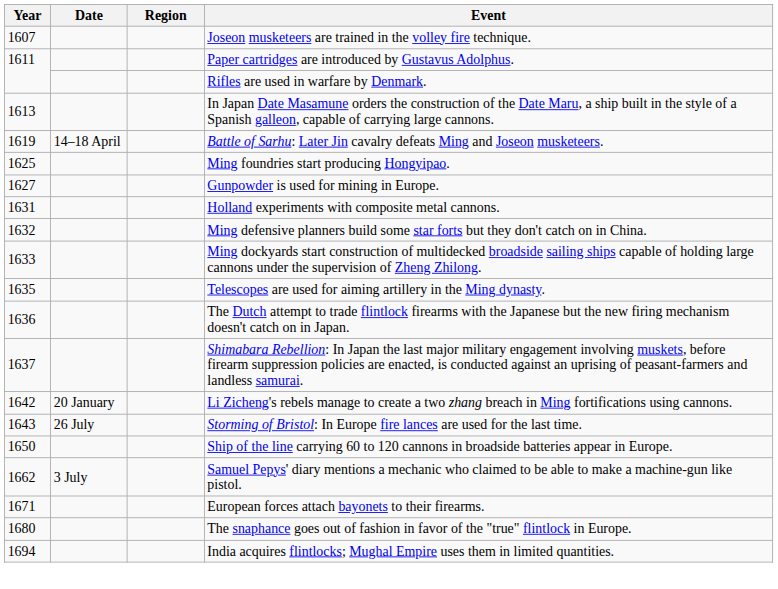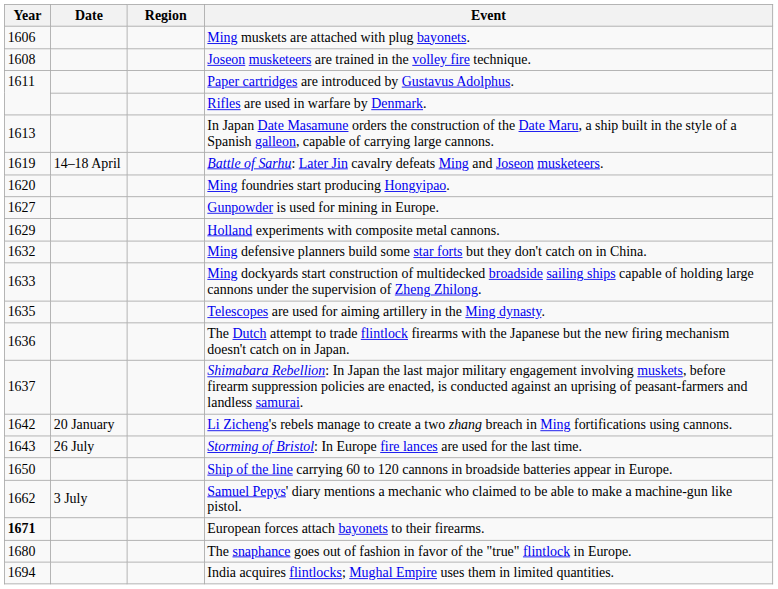+ row: (339, 37)
(22, 37) 1607 -> (22, 59) 1608
(22, 163) 1625 -> (22, 185) 1620
(22, 207) 1631 -> (22, 229) 1629
(22, 506) normal -> (22, 528) bold
